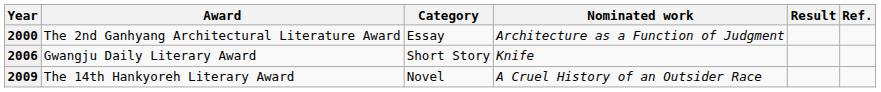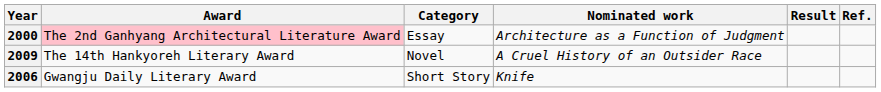(222, 35) no background -> (222, 35) pink background
rows swapped: (23, 56) <-> (23, 76)
